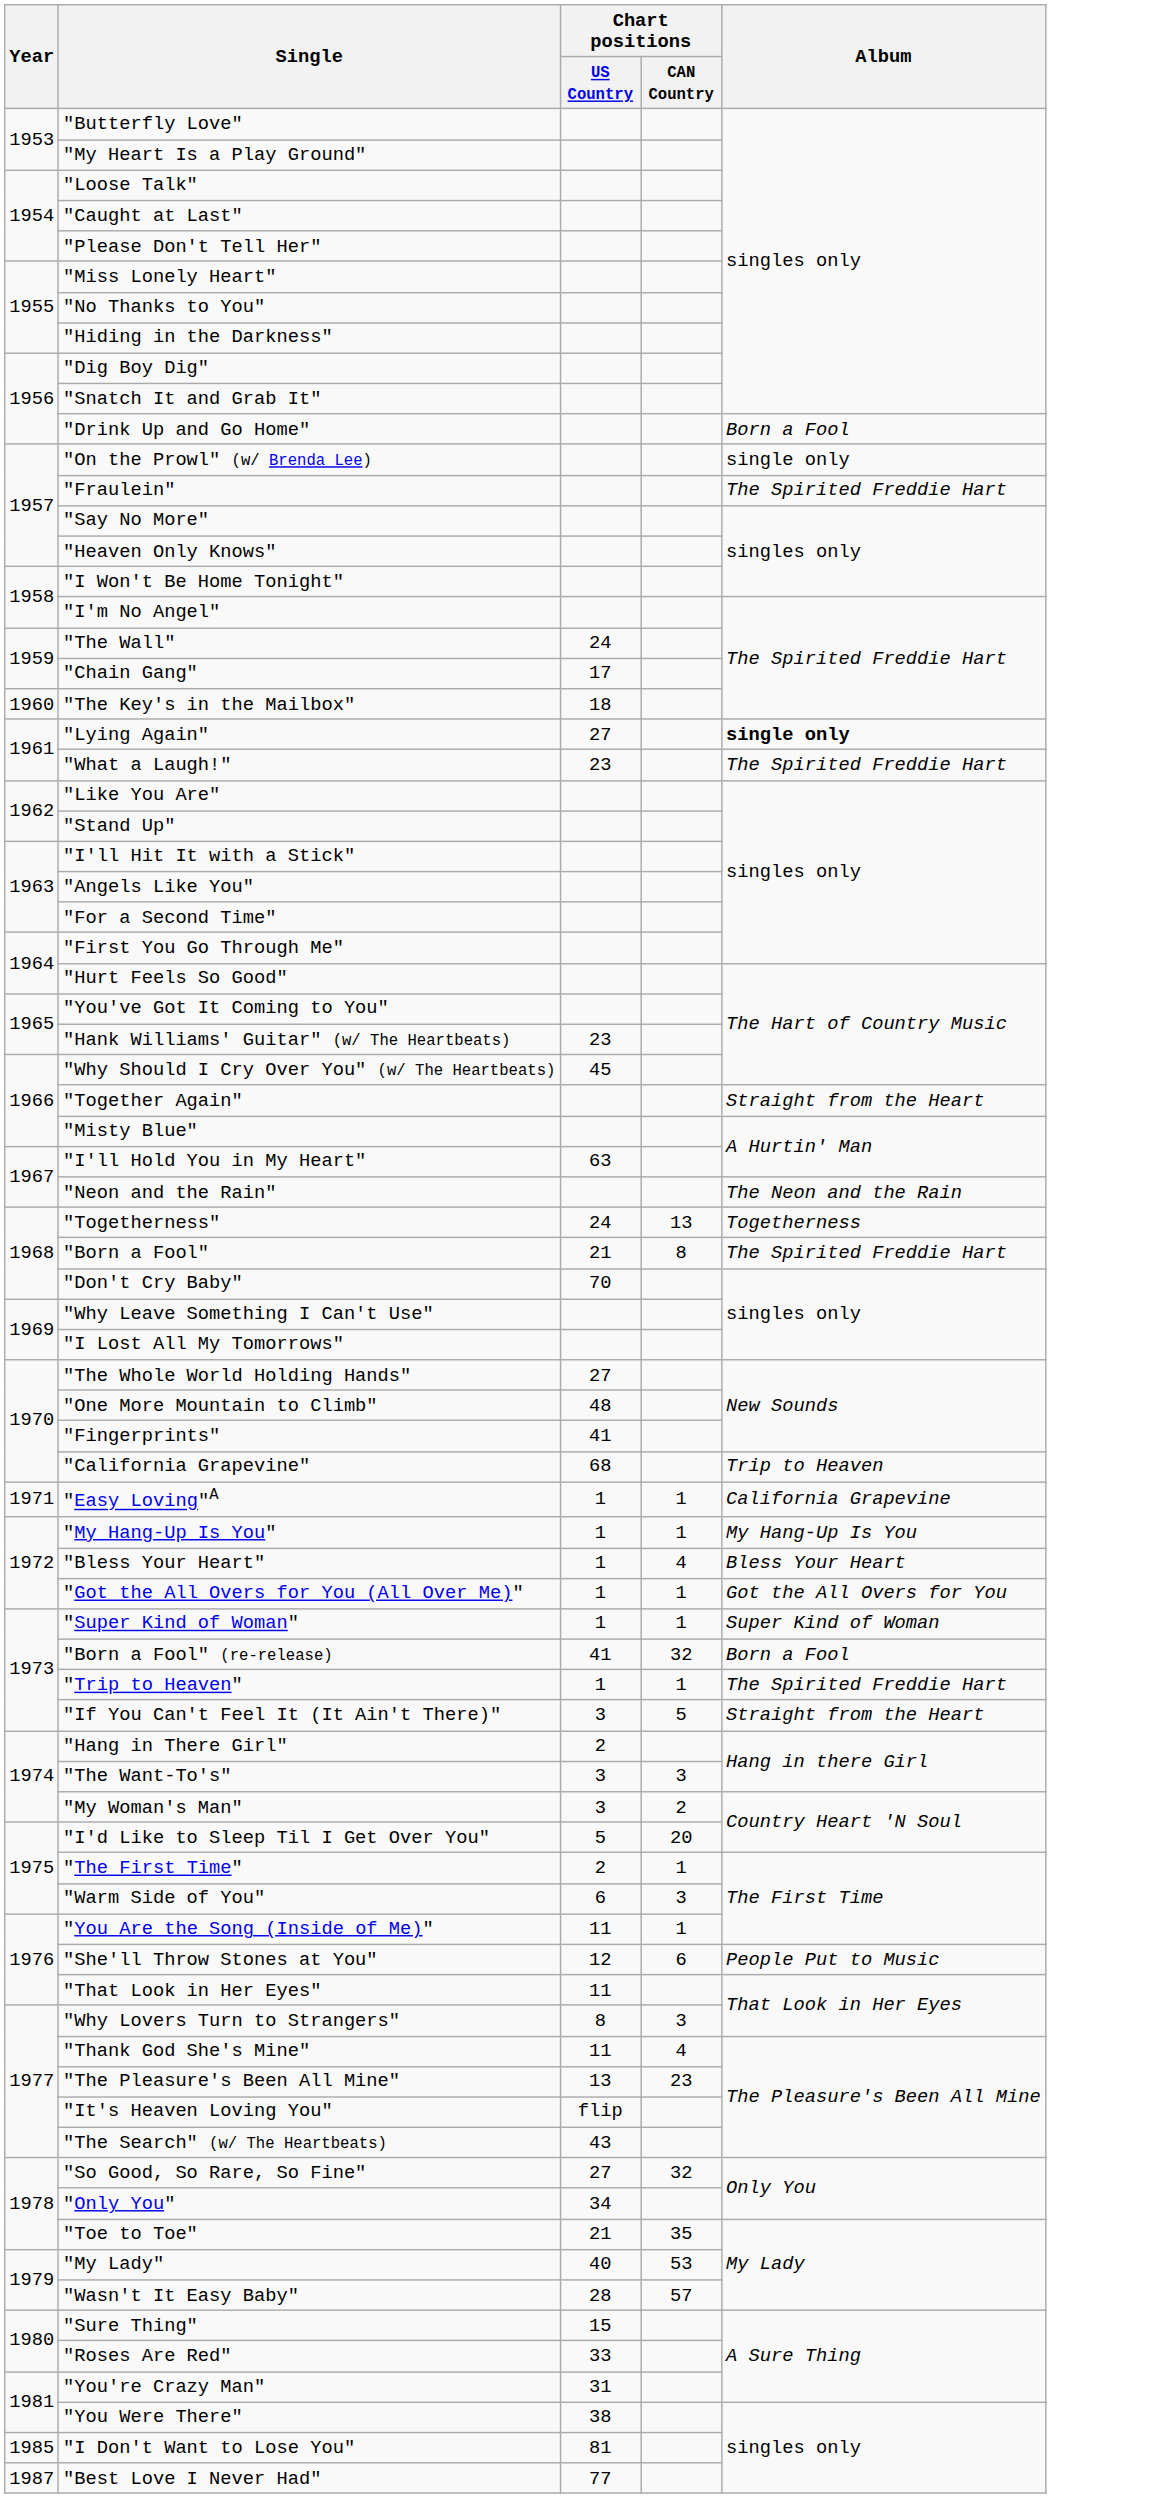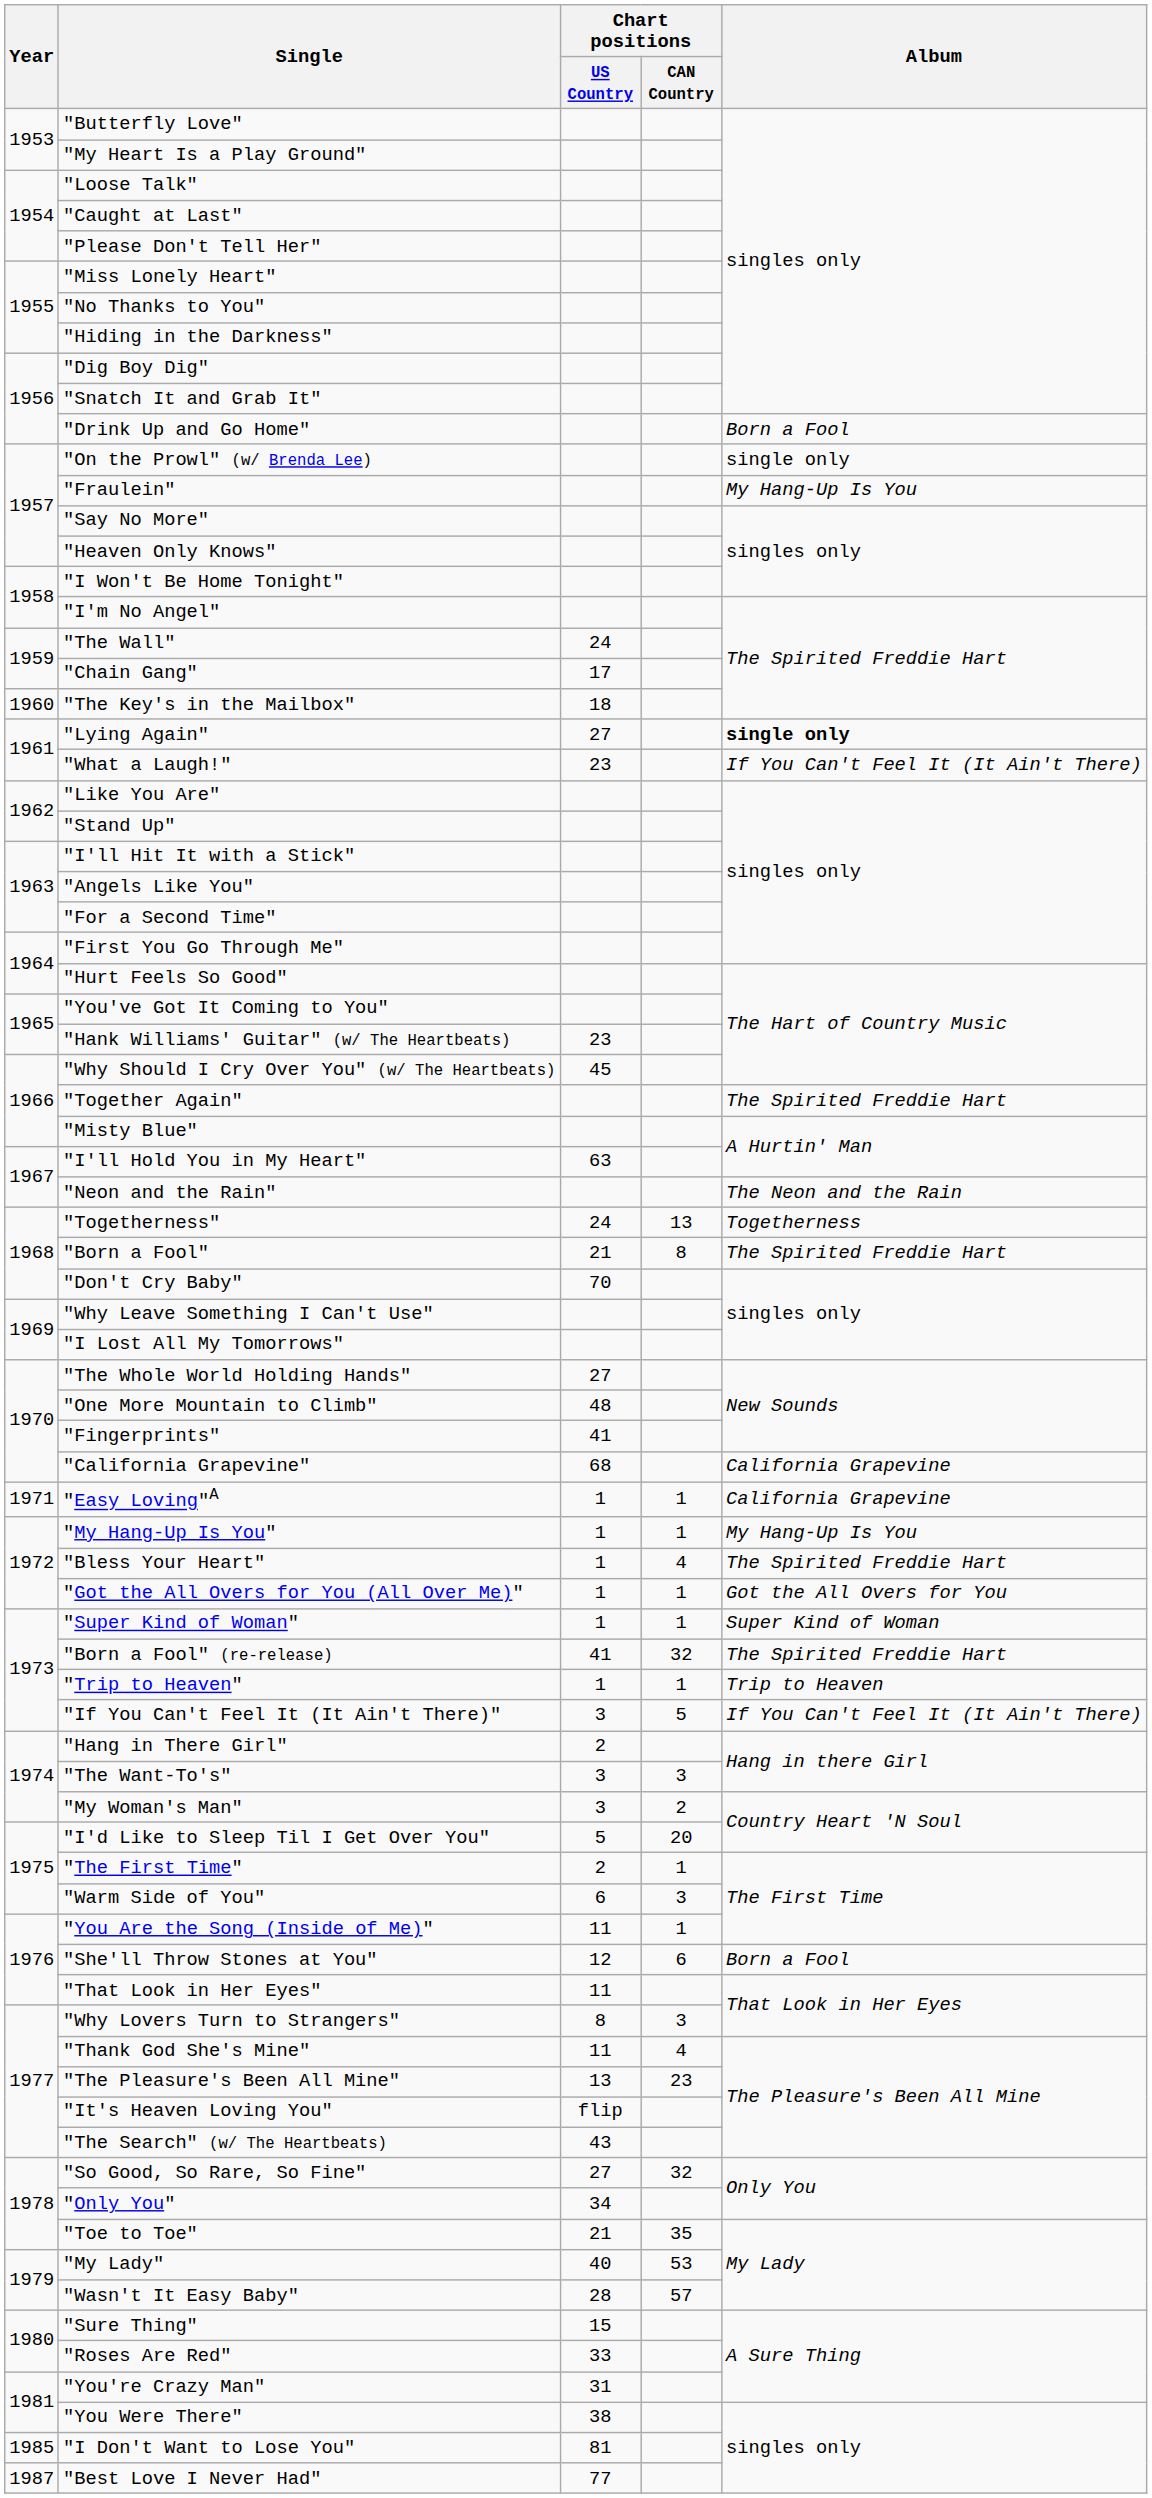(867, 490) The Spirited Freddie Hart -> (822, 490) My Hang-Up Is You
(867, 765) The Spirited Freddie Hart -> (934, 765) If You Can't Feel It (It Ain't There)
(855, 1101) Straight from the Heart -> (867, 1101) The Spirited Freddie Hart
(805, 1467) Trip to Heaven -> (838, 1467) California Grapevine
(816, 1563) Bless Your Heart -> (867, 1563) The Spirited Freddie Hart
(788, 1654) Born a Fool -> (867, 1654) The Spirited Freddie Hart
(867, 1685) The Spirited Freddie Hart -> (805, 1685) Trip to Heaven
(855, 1716) Straight from the Heart -> (934, 1716) If You Can't Feel It (It Ain't There)
(833, 1960) People Put to Music -> (788, 1960) Born a Fool
